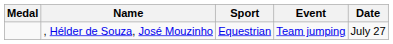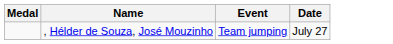- column: (245, 13)
